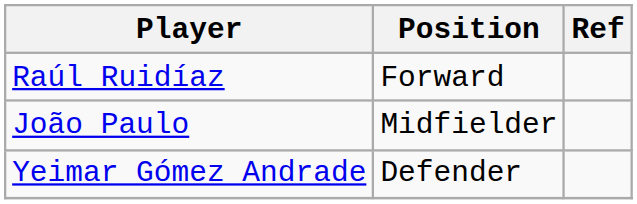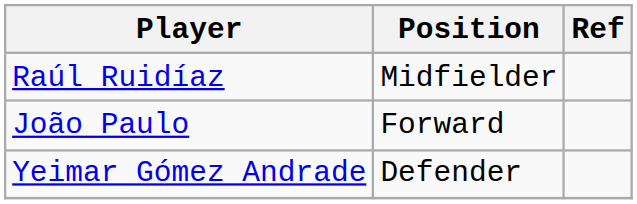(442, 77) Forward -> (469, 77) Midfielder
(469, 125) Midfielder -> (442, 125) Forward
